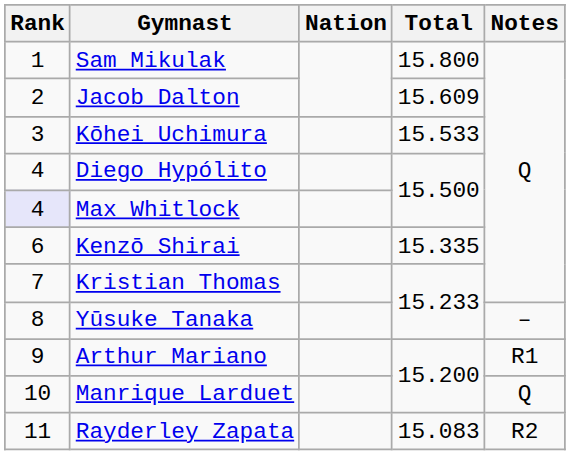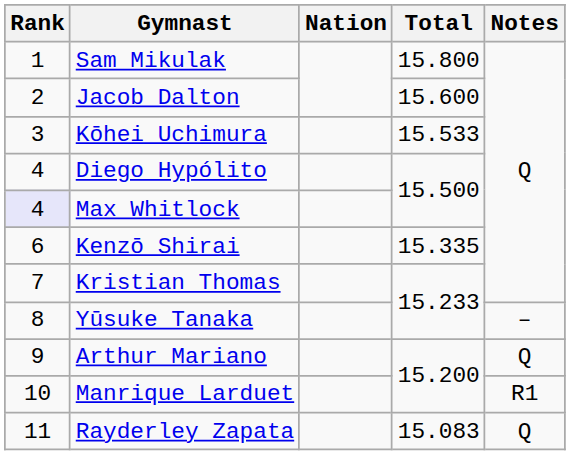(439, 98) 15.609 -> (439, 98) 15.600
(525, 357) R1 -> (525, 357) Q
(525, 394) Q -> (525, 394) R1
(525, 431) R2 -> (525, 431) Q
